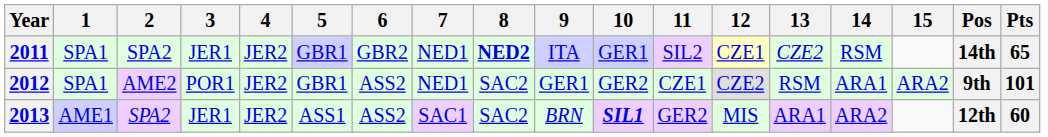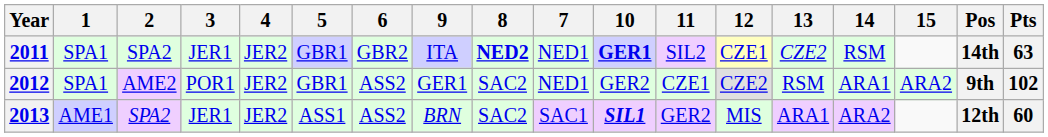columns swapped: (443, 20) <-> (564, 20)
(623, 52) normal -> (625, 52) bold
(1020, 52) 65 -> (1023, 52) 63
(1020, 83) 101 -> (1023, 83) 102
